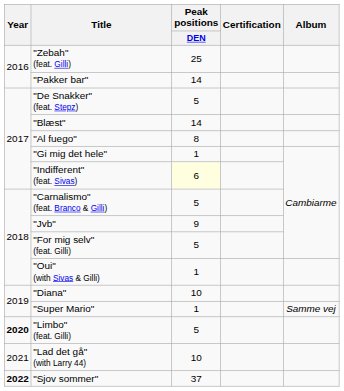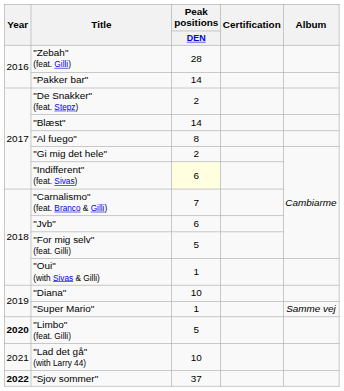(196, 58) 25 -> (196, 58) 28
(196, 101) 5 -> (196, 101) 2
(196, 154) 1 -> (196, 154) 2
(196, 202) 5 -> (196, 202) 7
(196, 223) 9 -> (196, 223) 6
